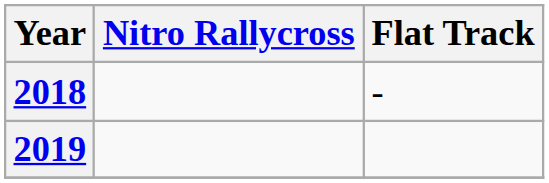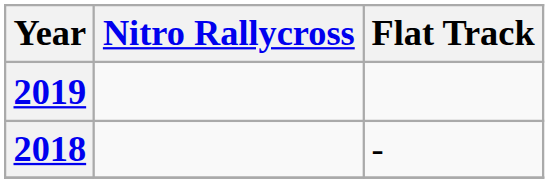rows swapped: (50, 90) <-> (50, 148)
